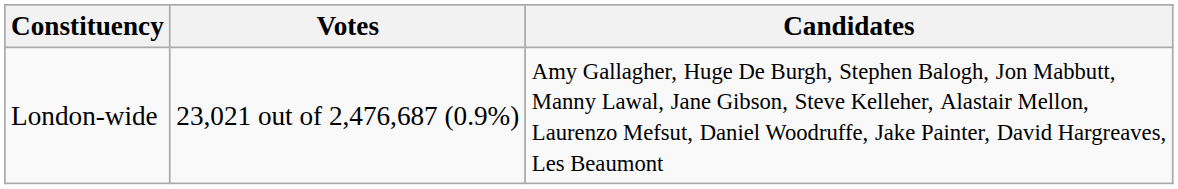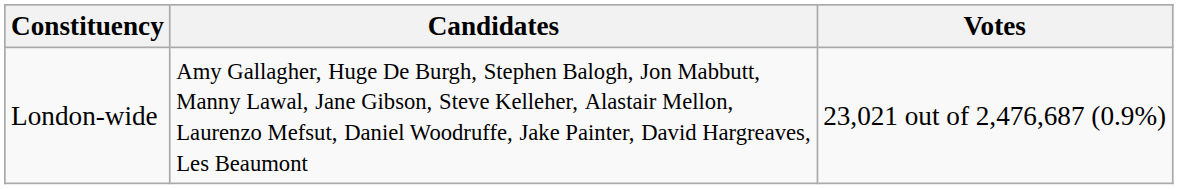columns swapped: (849, 26) <-> (348, 26)
